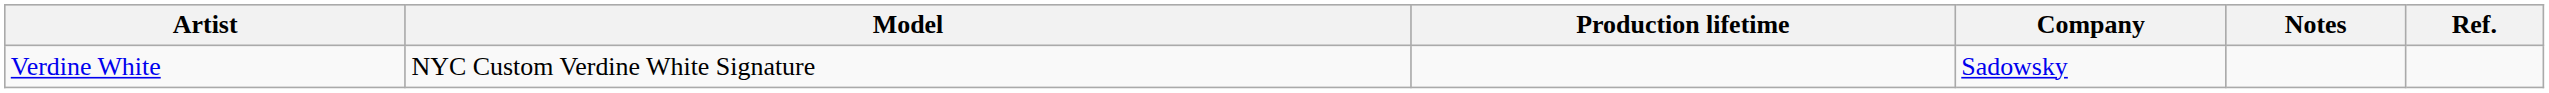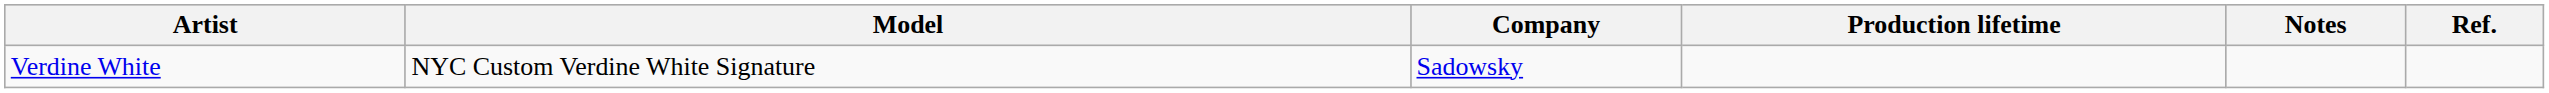columns swapped: (2091, 25) <-> (1683, 25)
